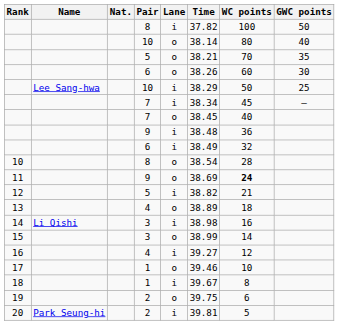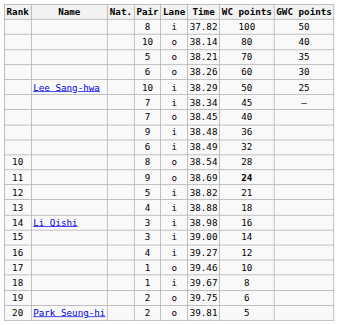(174, 207) o -> (174, 207) i
(204, 207) 38.89 -> (204, 207) 38.88
(174, 238) o -> (174, 238) i
(204, 238) 38.99 -> (204, 238) 39.00
(174, 313) i -> (174, 313) o
